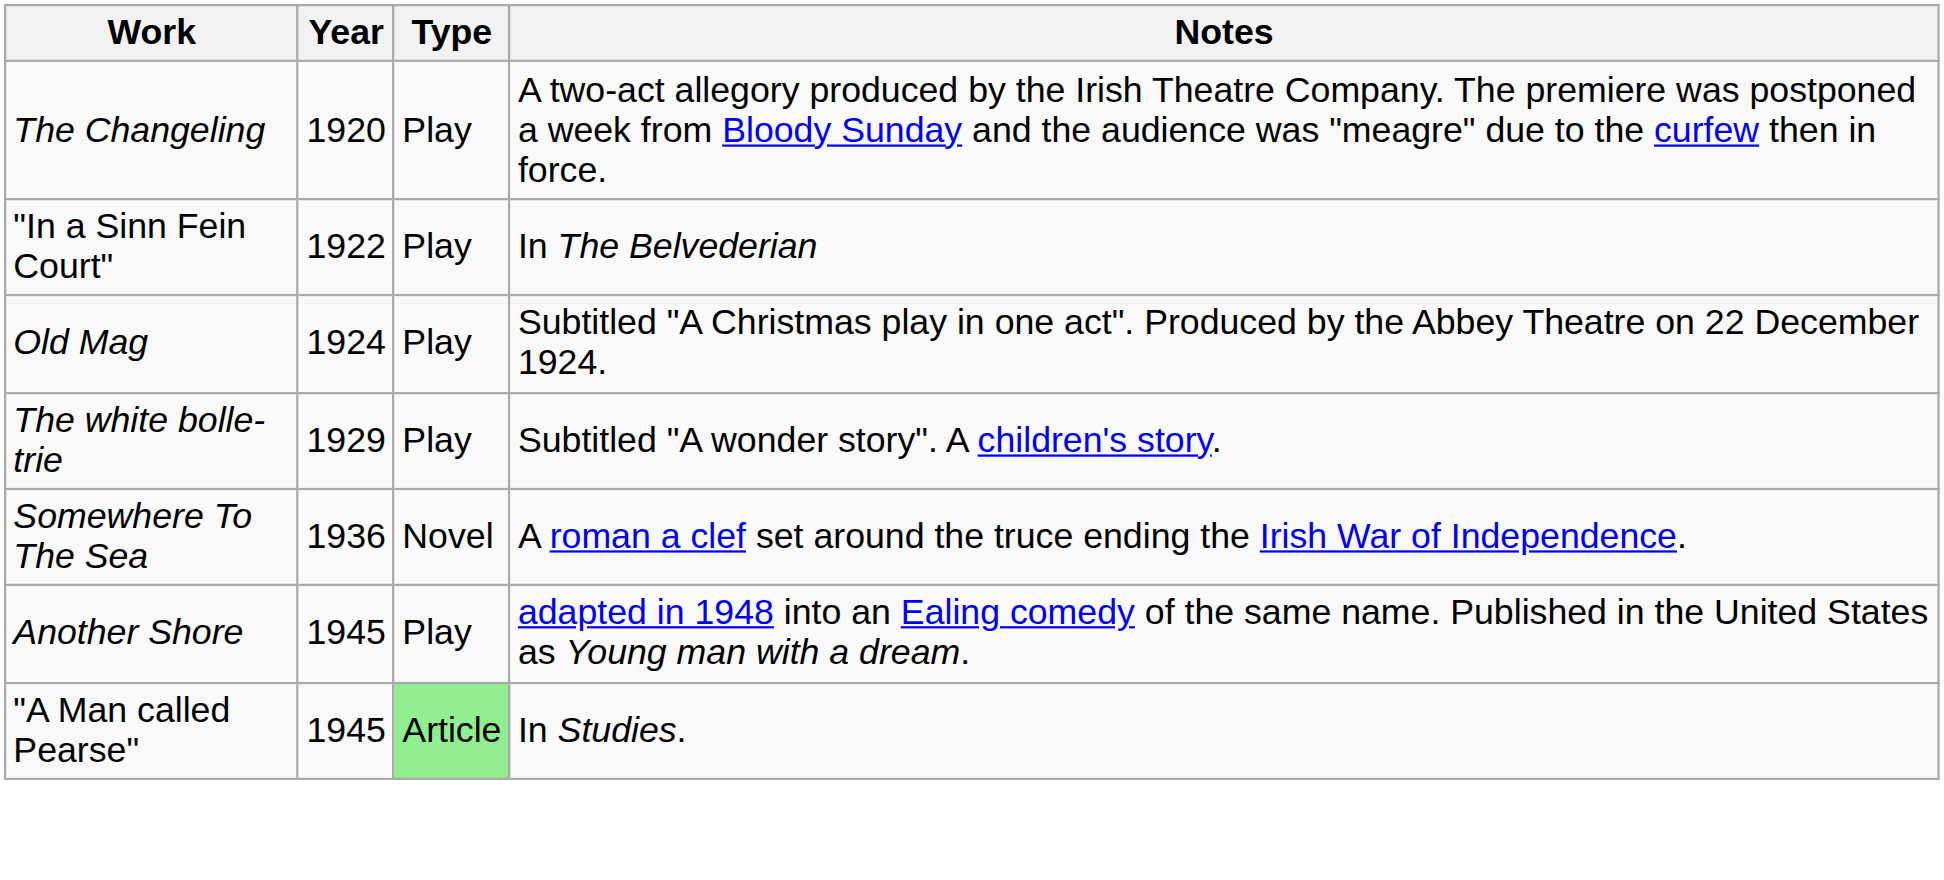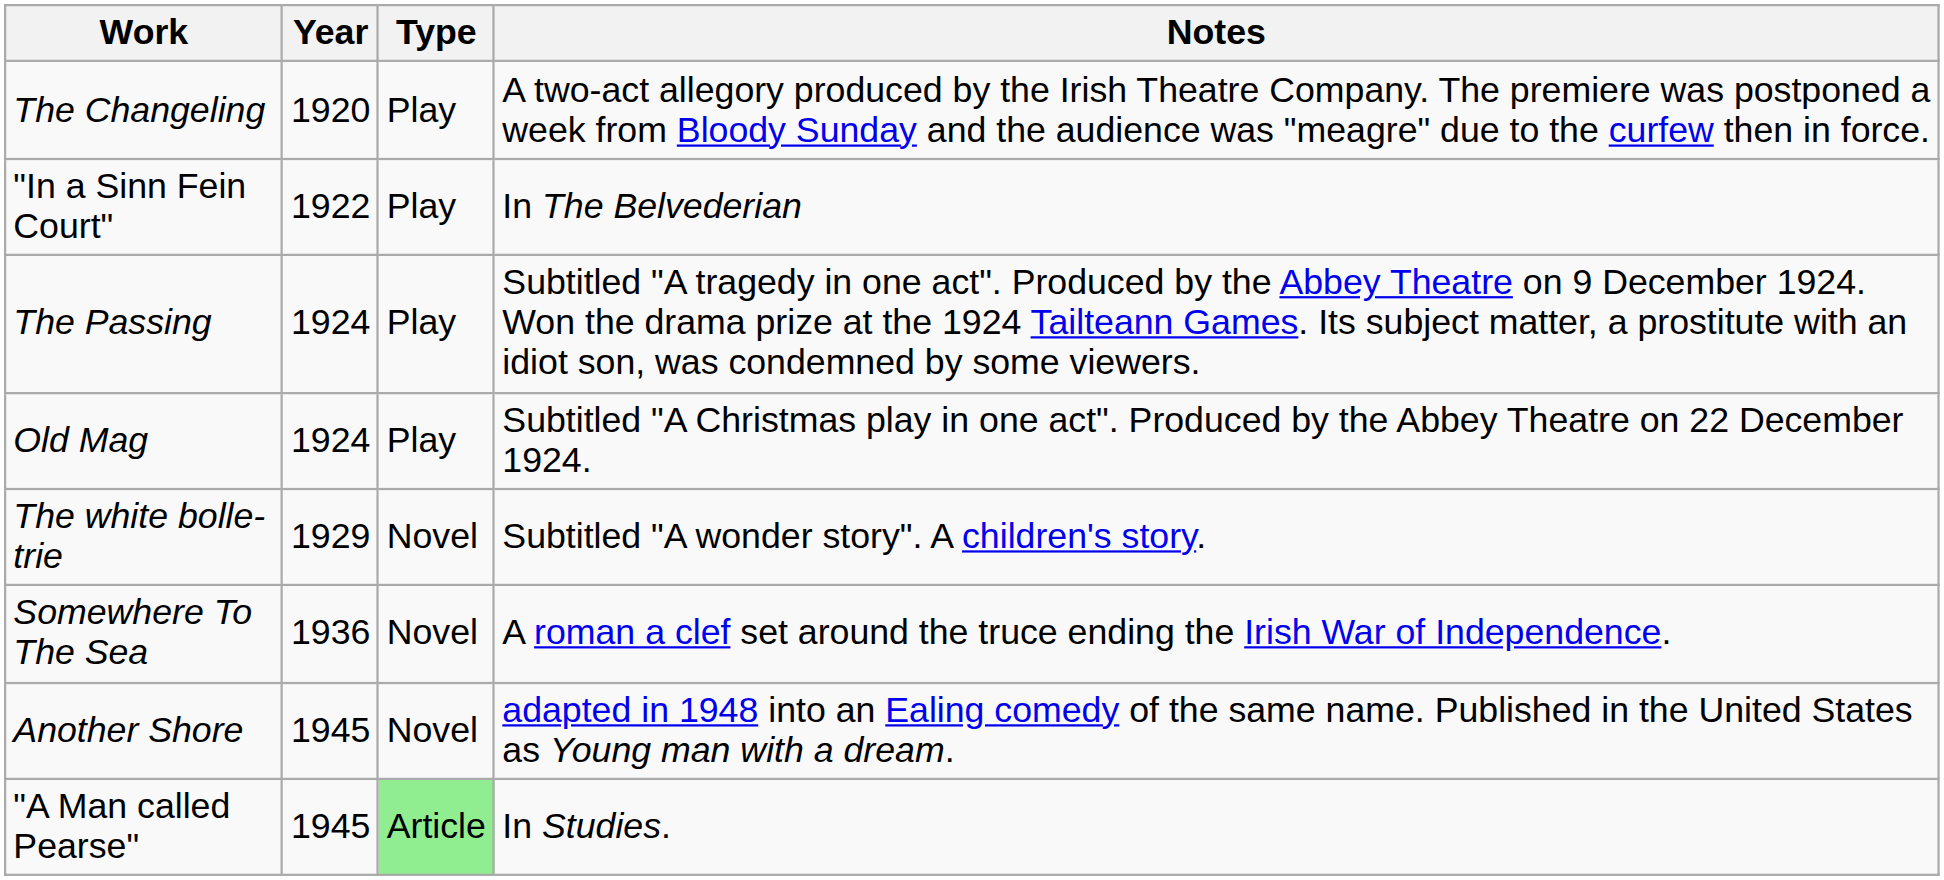+ row: (113, 322)
(437, 439) Play -> (432, 536) Novel
(437, 633) Play -> (432, 729) Novel
